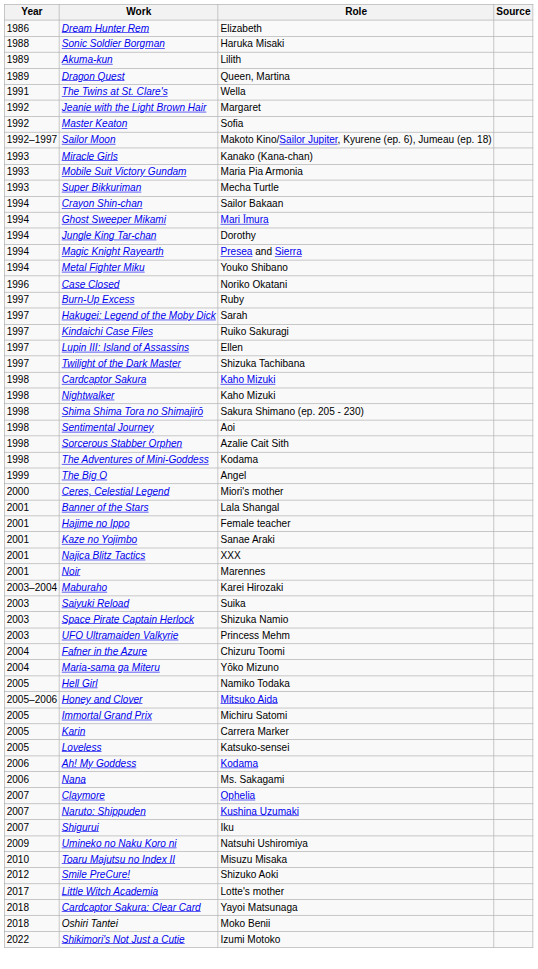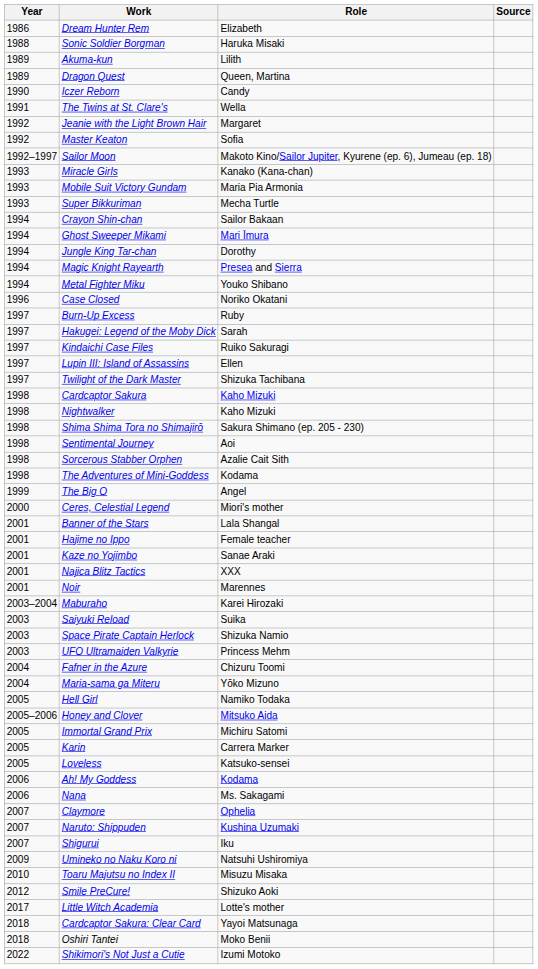+ row: (91, 92)
